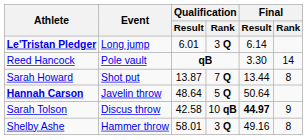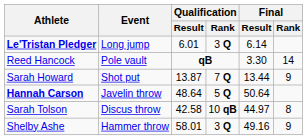(288, 78) 8 -> (288, 78) 9
(257, 110) bold -> (257, 110) normal
(288, 110) 9 -> (288, 110) 8
(288, 127) 8 -> (288, 127) 9
